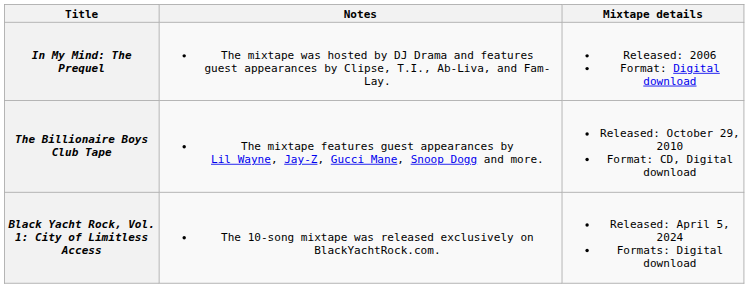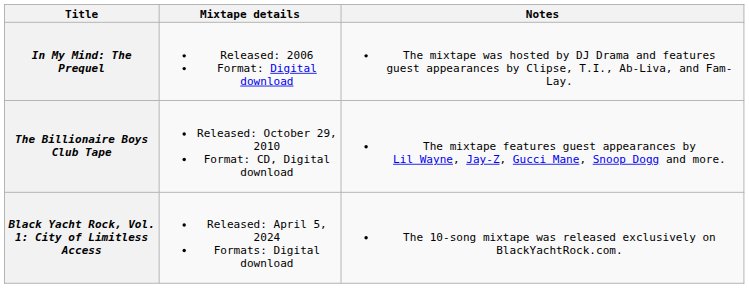columns swapped: (653, 13) <-> (360, 13)
